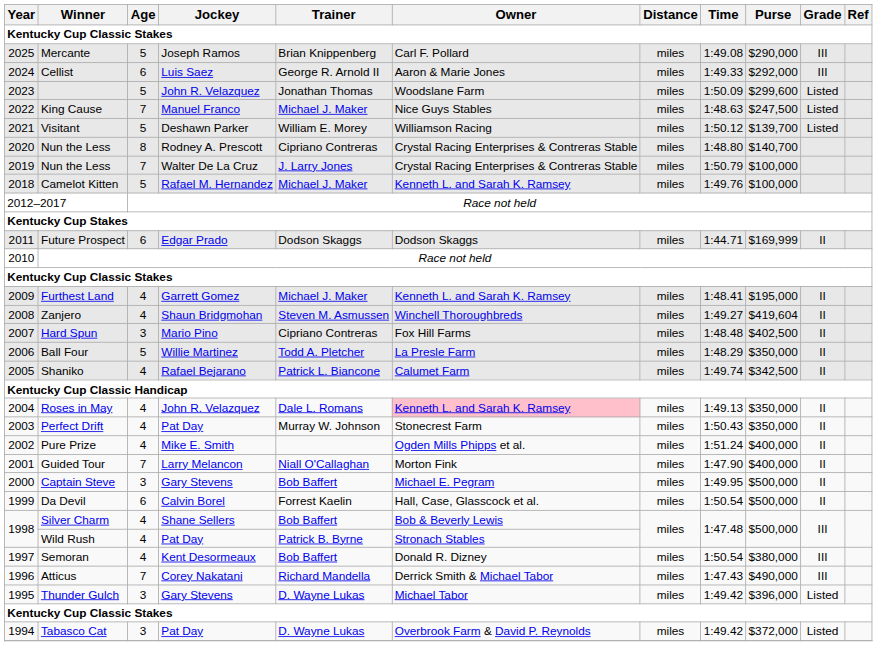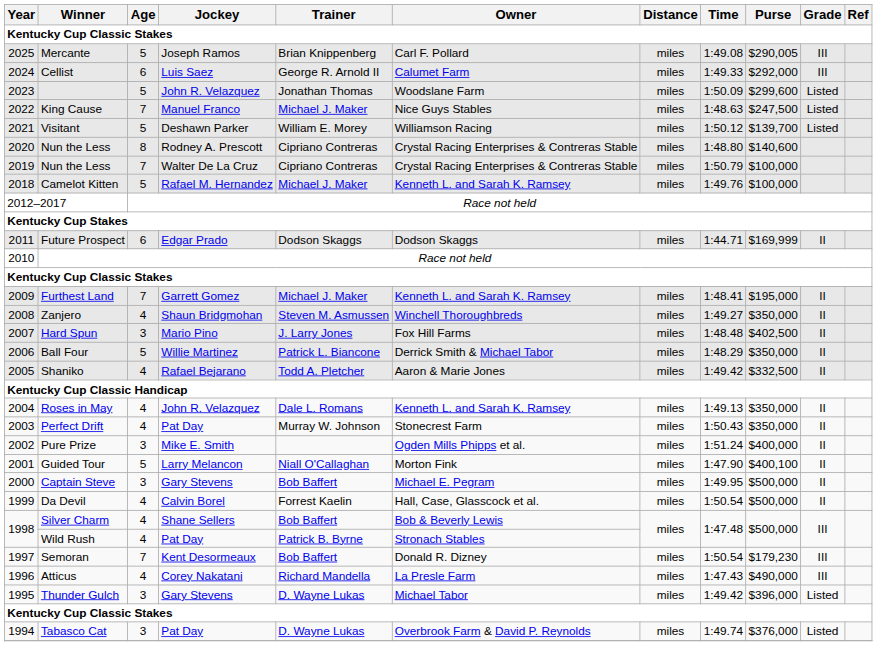(773, 53) $290,000 -> (773, 53) $290,005
(450, 72) Aaron & Marie Jones -> (432, 72) Calumet Farm
(773, 146) $140,700 -> (773, 146) $140,600
(315, 165) J. Larry Jones -> (328, 165) Cipriano Contreras
(143, 296) 4 -> (143, 296) 7
(773, 314) $419,604 -> (773, 314) $350,000
(328, 333) Cipriano Contreras -> (315, 333) J. Larry Jones
(321, 352) Todd A. Pletcher -> (329, 352) Patrick L. Biancone
(435, 352) La Presle Farm -> (474, 352) Derrick Smith & Michael Tabor
(329, 370) Patrick L. Biancone -> (321, 370) Todd A. Pletcher
(432, 370) Calumet Farm -> (450, 370) Aaron & Marie Jones
(723, 370) 1:49.74 -> (723, 370) 1:49.42
(773, 370) $342,500 -> (773, 370) $332,500
(483, 408) pink background -> (483, 408) no background
(143, 445) 4 -> (143, 445) 3
(143, 464) 7 -> (143, 464) 5
(773, 464) $400,000 -> (773, 464) $400,100
(143, 501) 6 -> (143, 501) 4
(143, 557) 4 -> (143, 557) 7
(773, 557) $380,000 -> (773, 557) $179,230
(143, 576) 7 -> (143, 576) 4
(474, 576) Derrick Smith & Michael Tabor -> (435, 576) La Presle Farm
(723, 632) 1:49.42 -> (723, 632) 1:49.74
(773, 632) $372,000 -> (773, 632) $376,000
